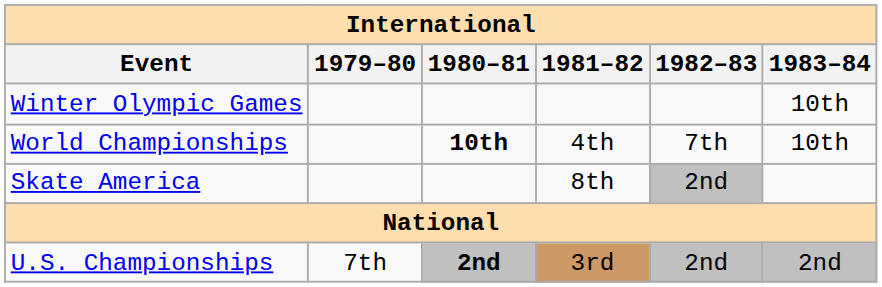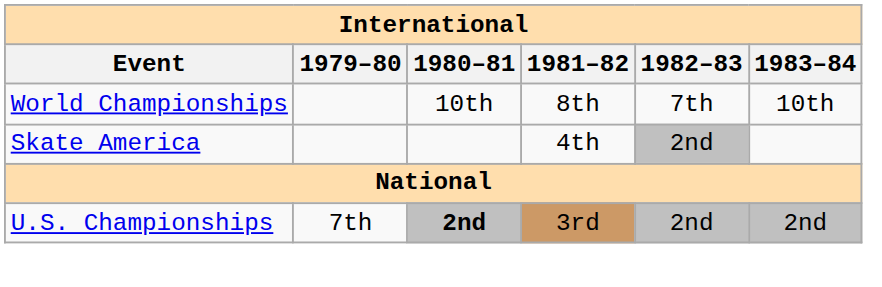- row: (157, 104)
(479, 144) bold -> (464, 104) normal
(592, 144) 4th -> (578, 104) 8th
(592, 183) 8th -> (578, 144) 4th
